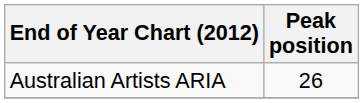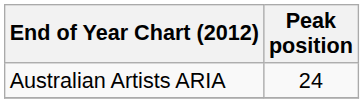(311, 80) 26 -> (311, 80) 24
